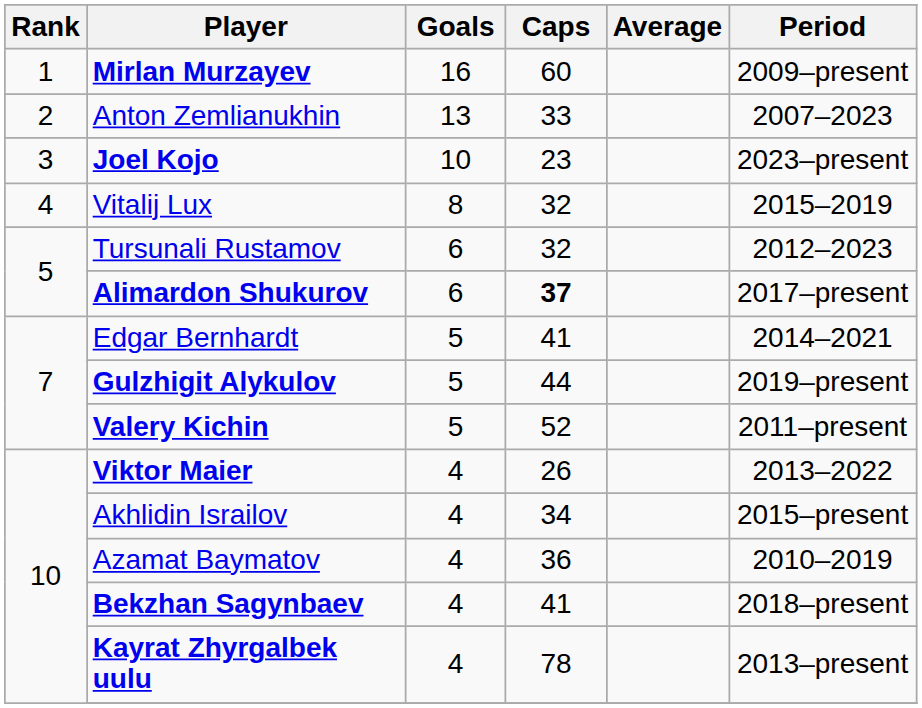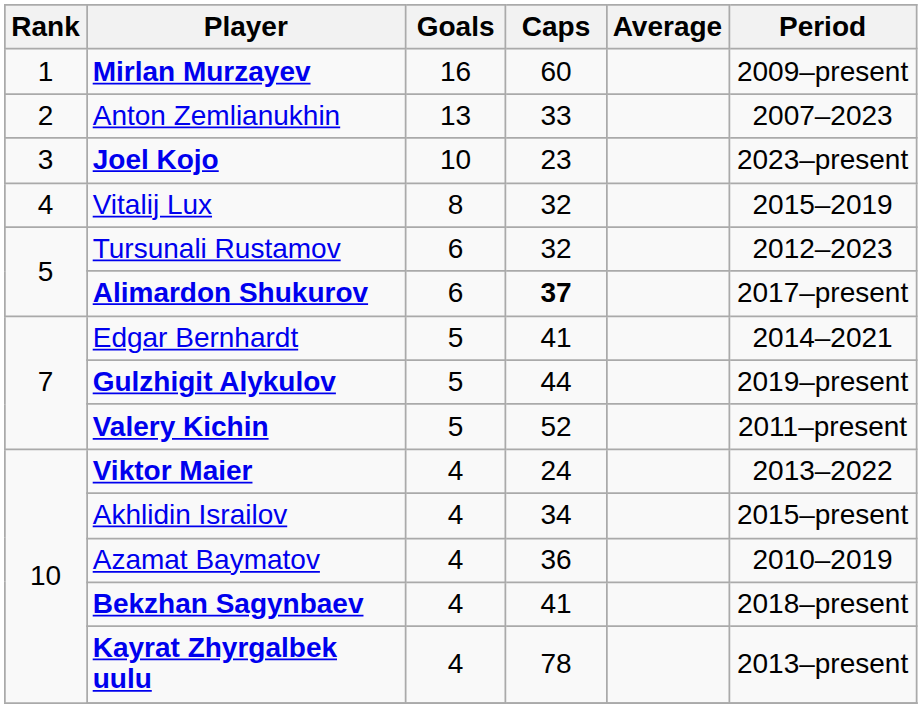(556, 470) 26 -> (556, 470) 24
